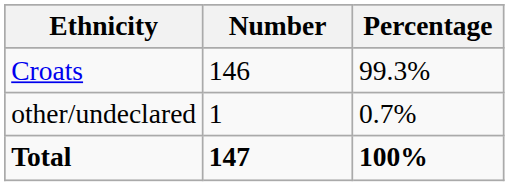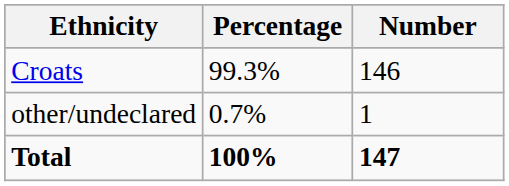columns swapped: (278, 26) <-> (428, 26)
